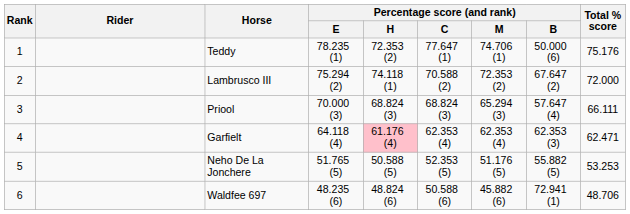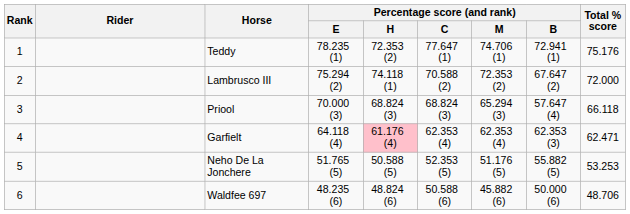(553, 52) 50.000 (6) -> (553, 52) 72.941 (1)
(603, 109) 66.111 -> (603, 109) 66.118
(553, 195) 72.941 (1) -> (553, 195) 50.000 (6)
